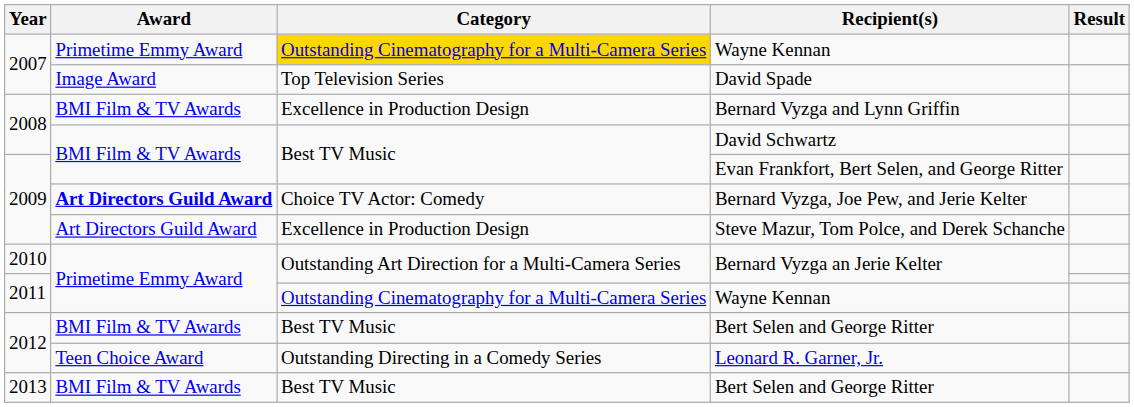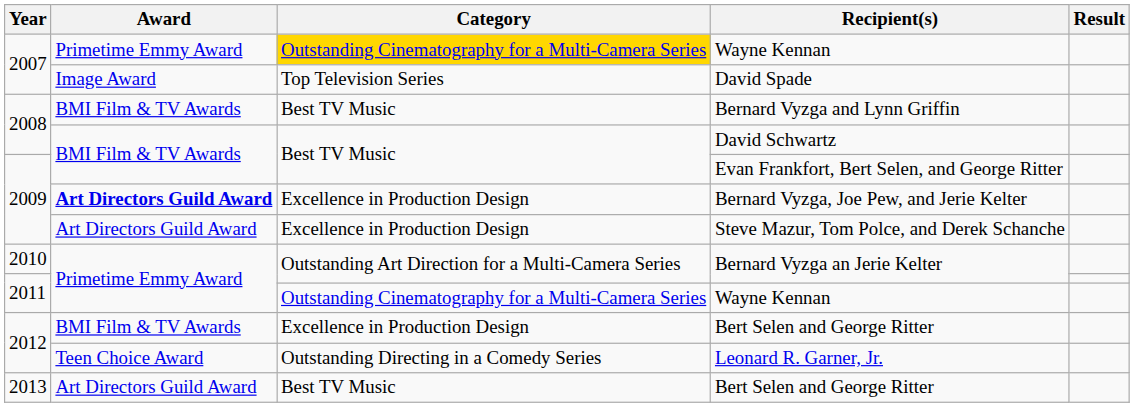(405, 109) Excellence in Production Design -> (338, 109) Best TV Music
(383, 199) Choice TV Actor: Comedy -> (405, 199) Excellence in Production Design
(338, 327) Best TV Music -> (405, 327) Excellence in Production Design
(148, 387) BMI Film & TV Awards -> (156, 387) Art Directors Guild Award
